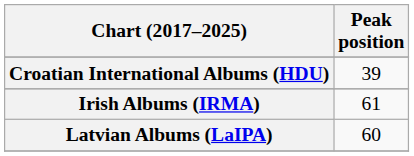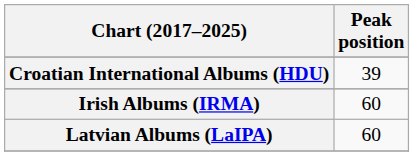(371, 103) 61 -> (371, 103) 60
